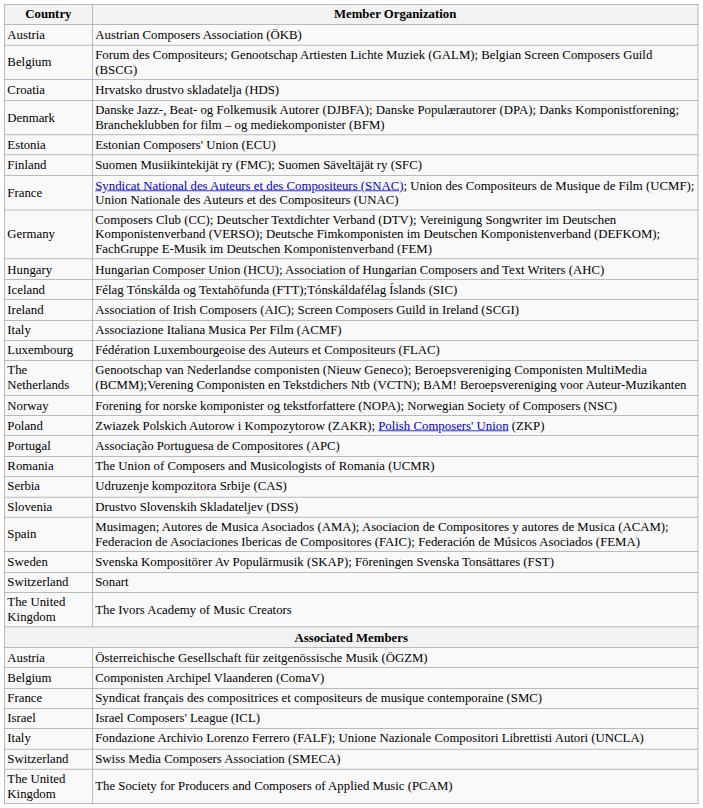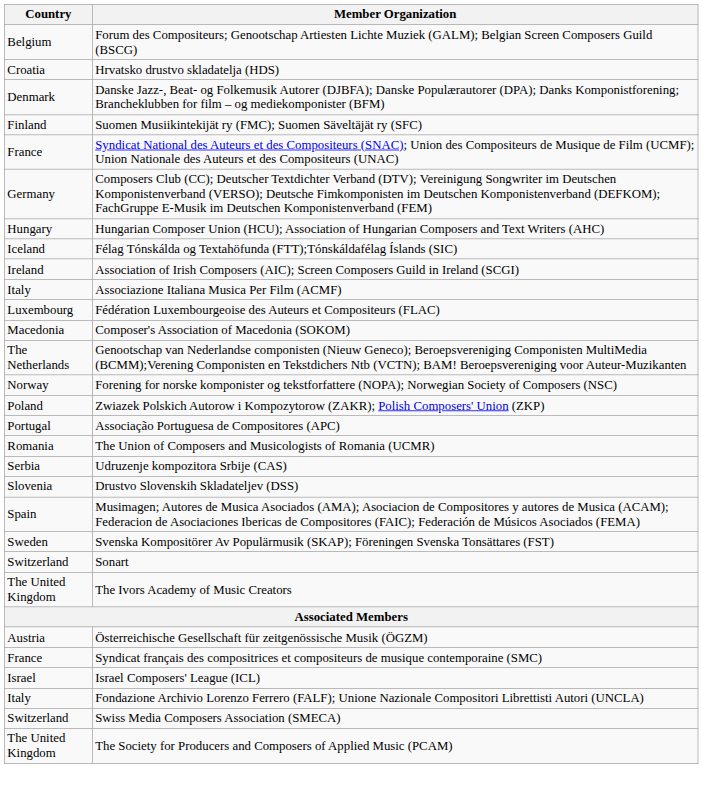- row: (199, 34)
- row: (185, 144)
+ row: (223, 330)
- row: (210, 677)
